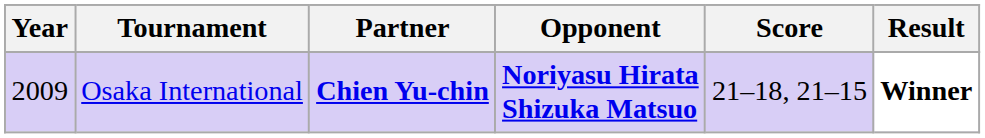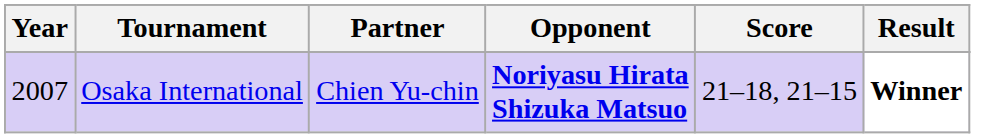(40, 91) 2009 -> (40, 91) 2007
(402, 91) bold -> (397, 91) normal
